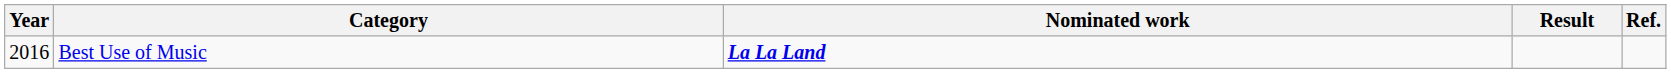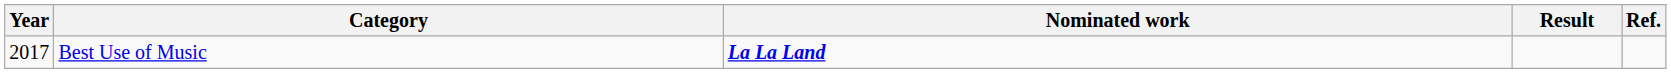(29, 52) 2016 -> (29, 52) 2017
